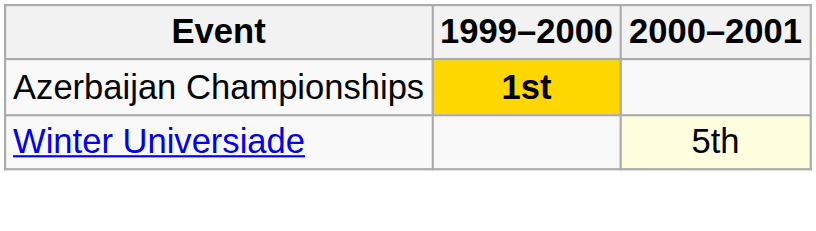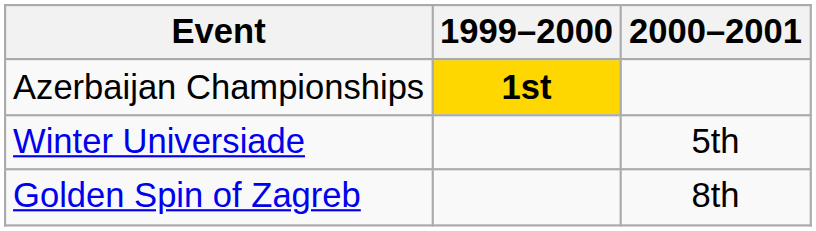(716, 141) lightyellow background -> (716, 141) no background
+ row: (187, 196)
